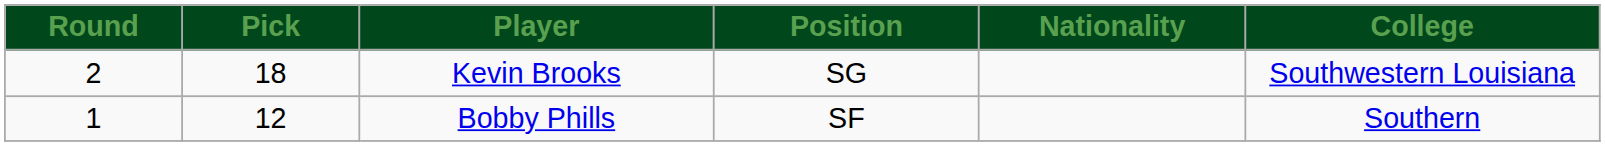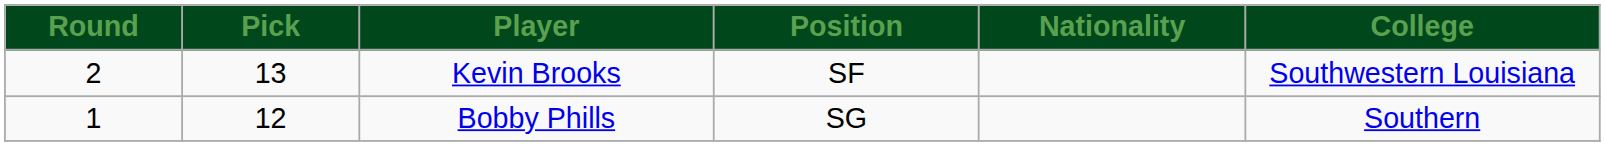(271, 72) 18 -> (271, 72) 13
(846, 72) SG -> (846, 72) SF
(846, 118) SF -> (846, 118) SG
